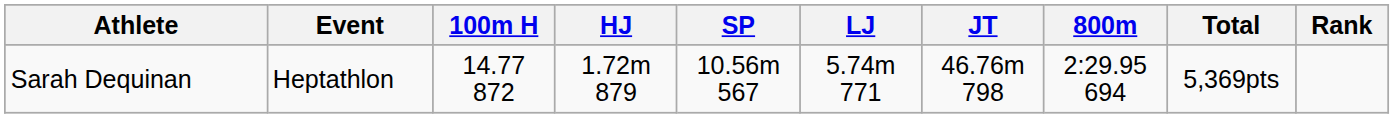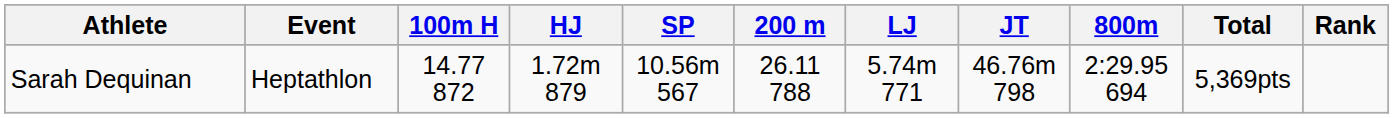+ column: (790, 25)
